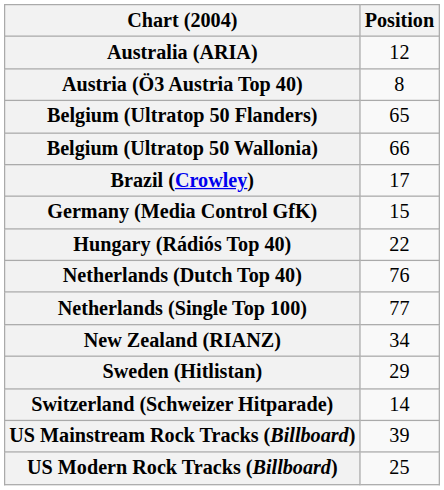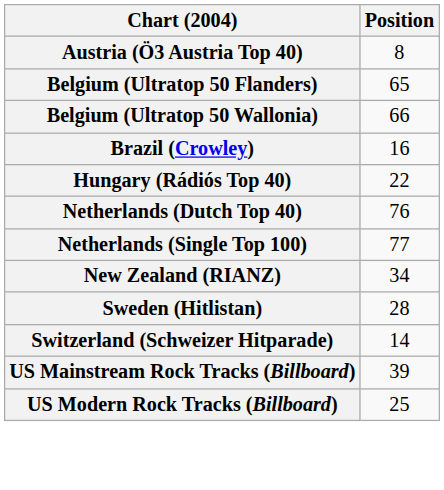- row: (182, 52)
(399, 180) 17 -> (399, 148) 16
- row: (182, 212)
(399, 372) 29 -> (399, 308) 28
